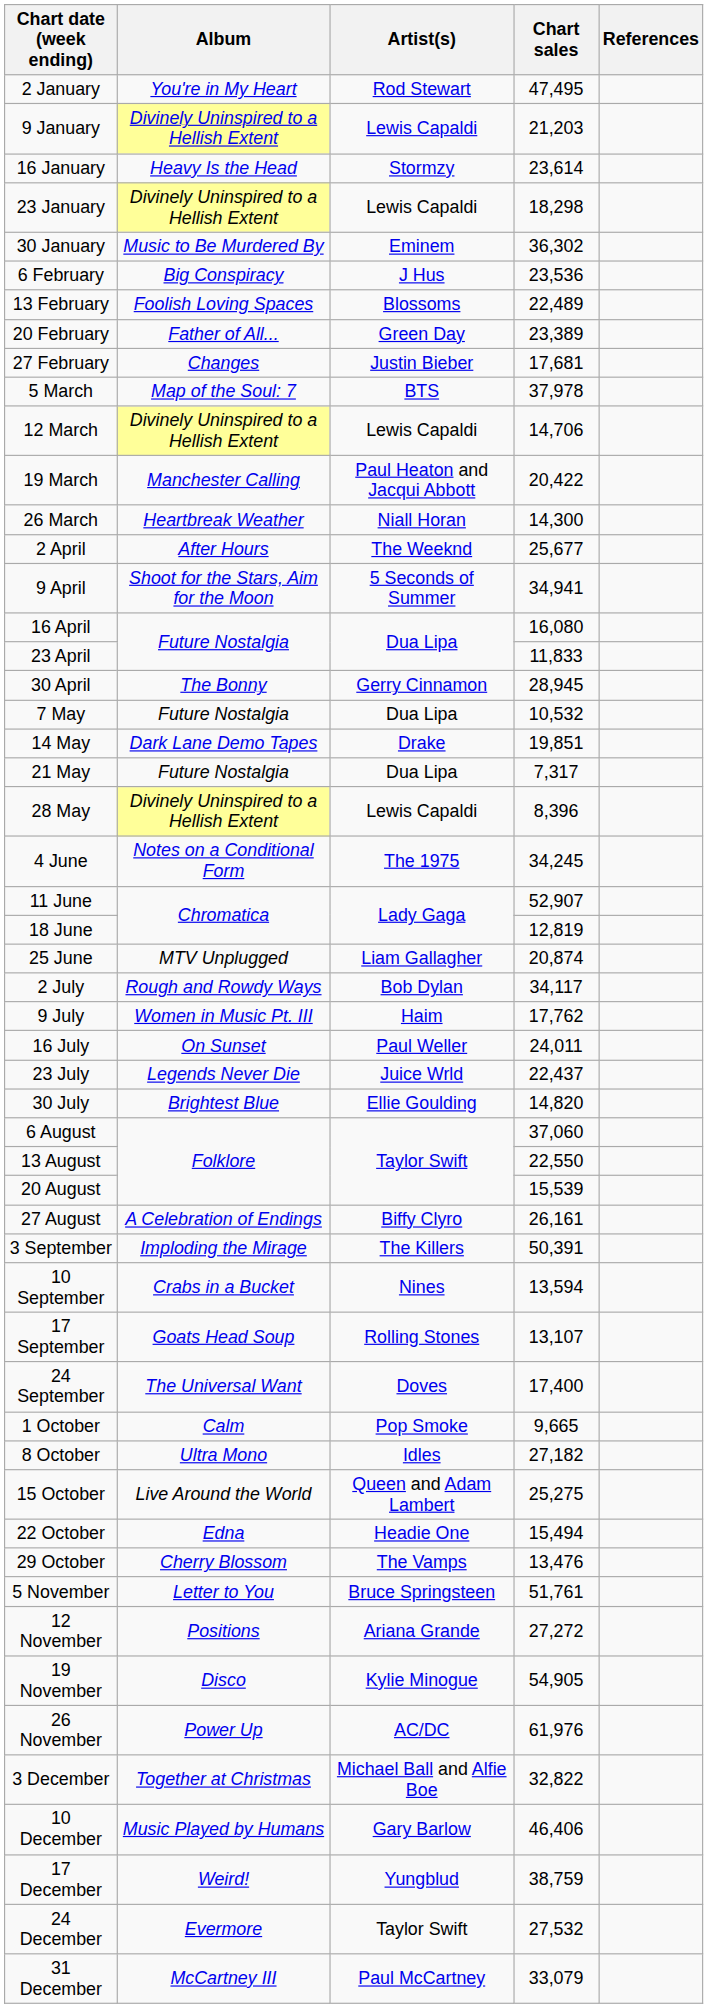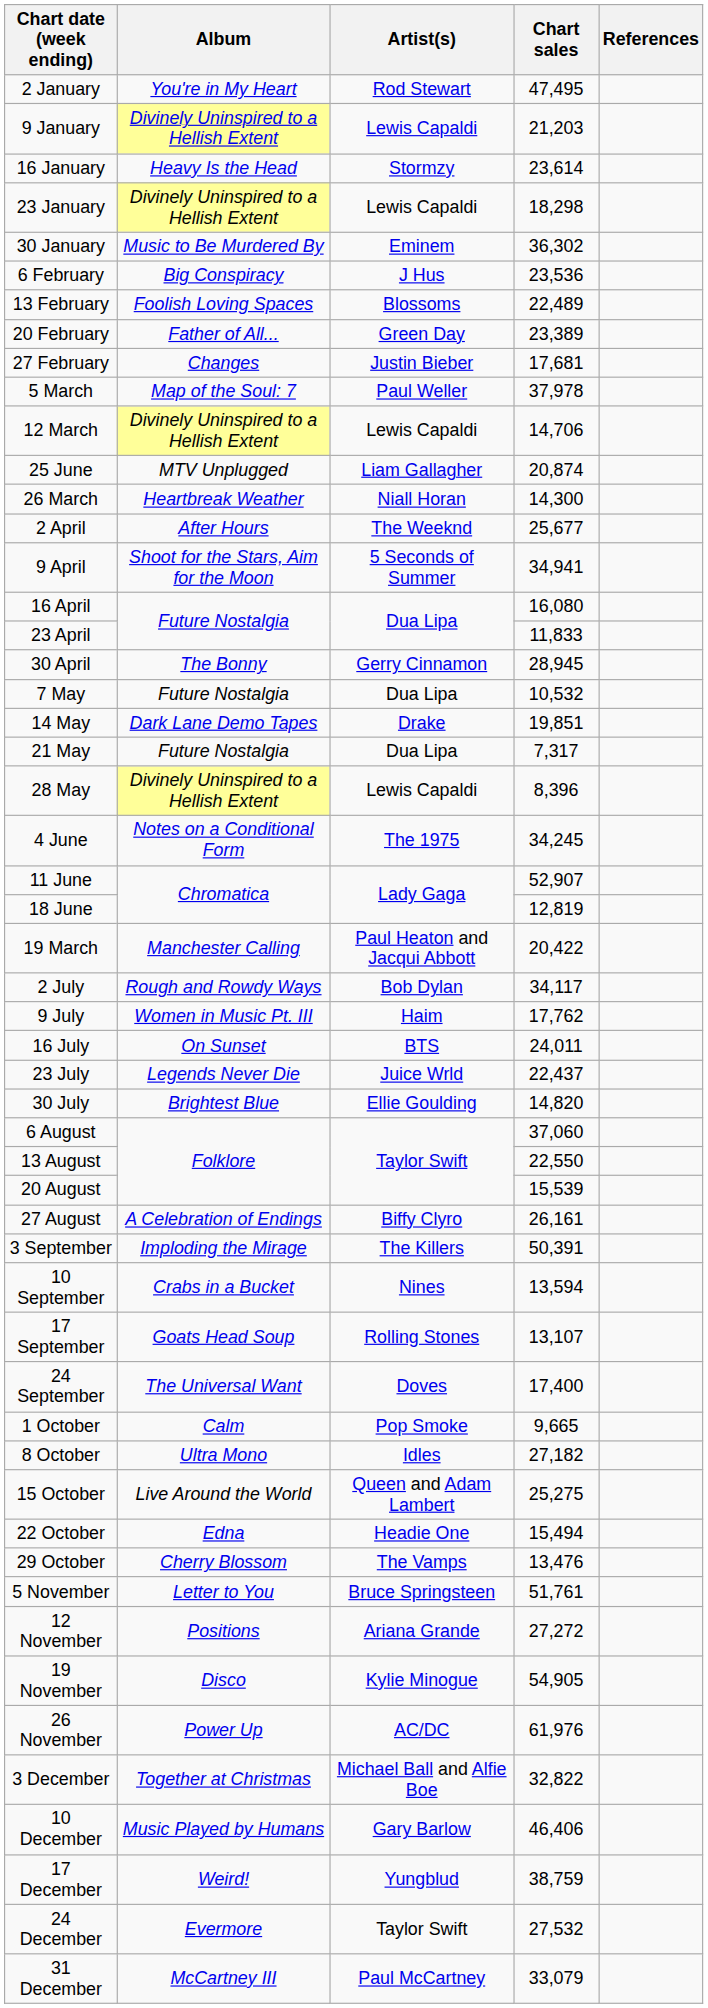(422, 390) BTS -> (422, 390) Paul Weller
rows swapped: (61, 479) <-> (61, 957)
(422, 1044) Paul Weller -> (422, 1044) BTS
